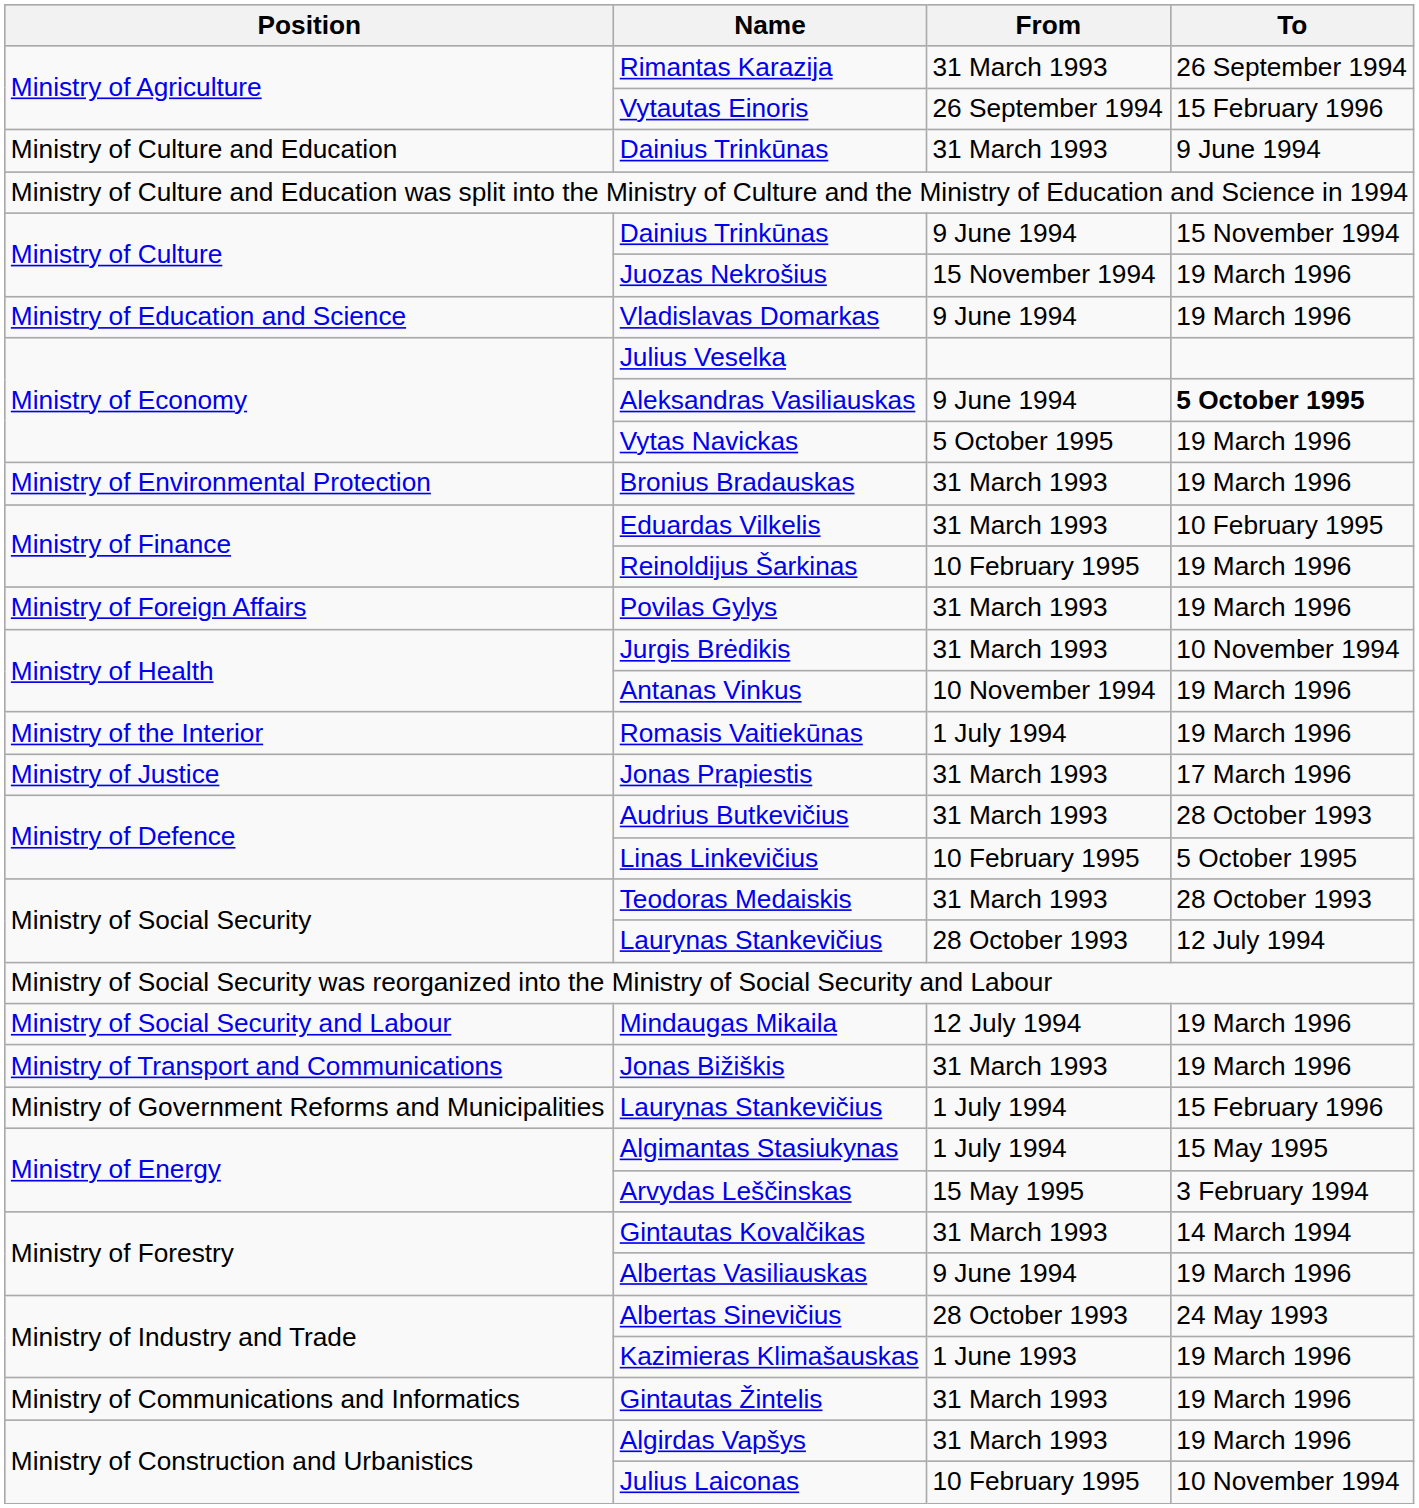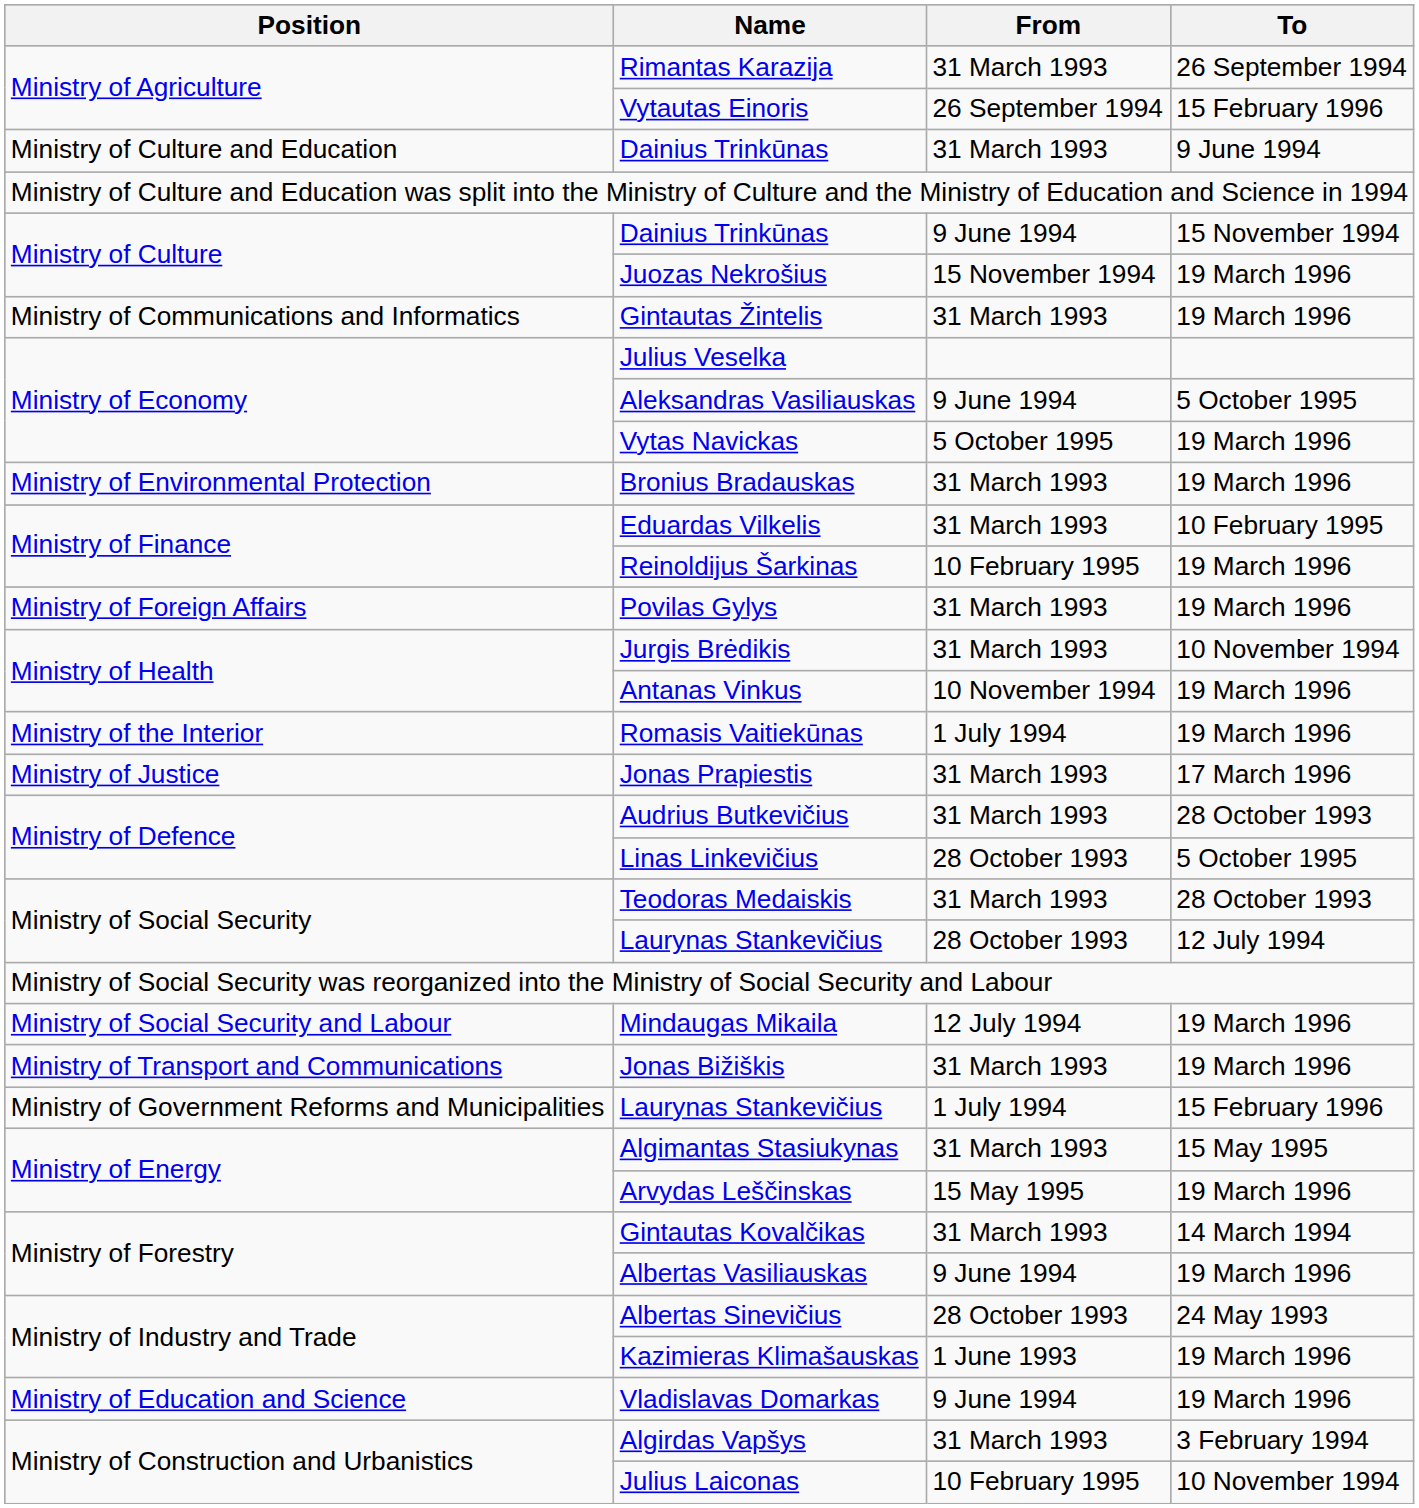rows swapped: (209, 316) <-> (265, 1398)
(1270, 399) bold -> (1267, 399) normal
(1036, 857) 10 February 1995 -> (1030, 857) 28 October 1993
(1000, 1148) 1 July 1994 -> (1020, 1148) 31 March 1993
(1273, 1190) 3 February 1994 -> (1264, 1190) 19 March 1996
(1264, 1440) 19 March 1996 -> (1273, 1440) 3 February 1994
